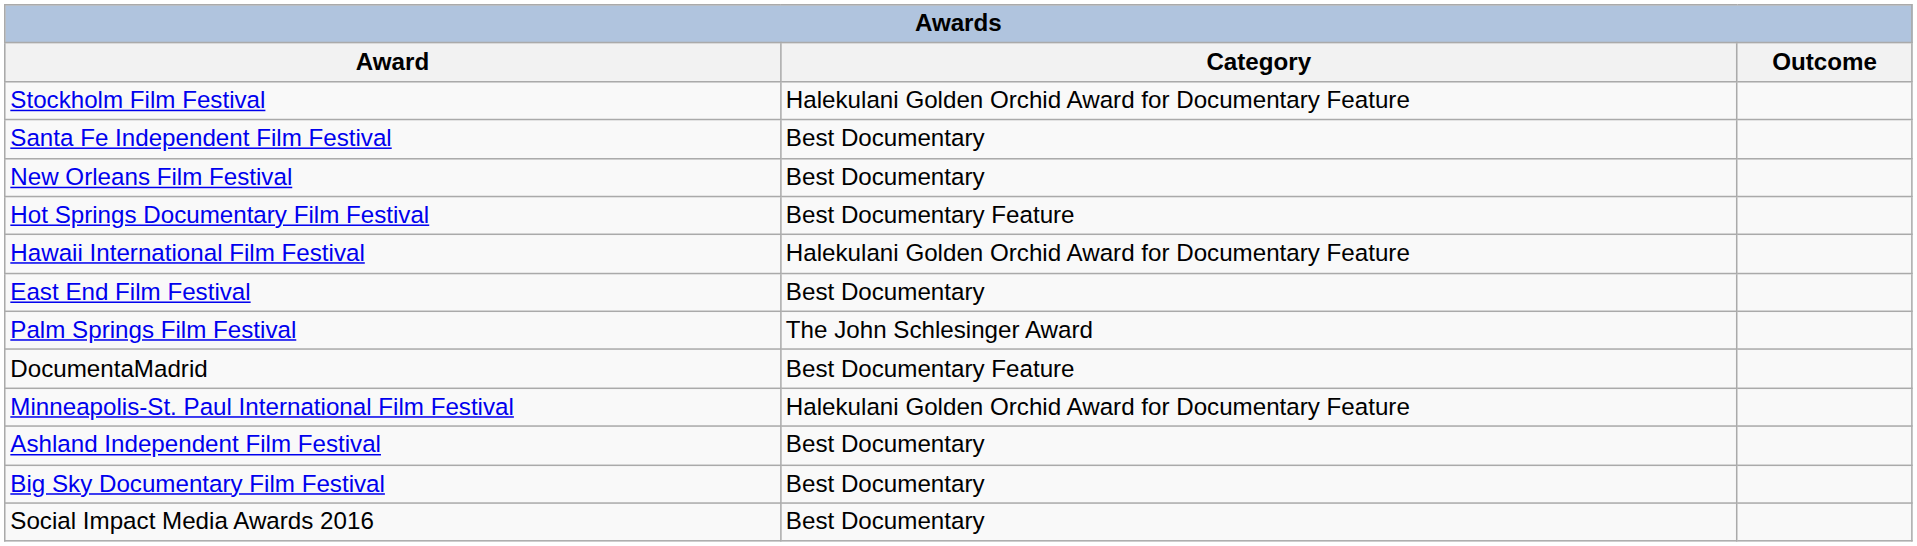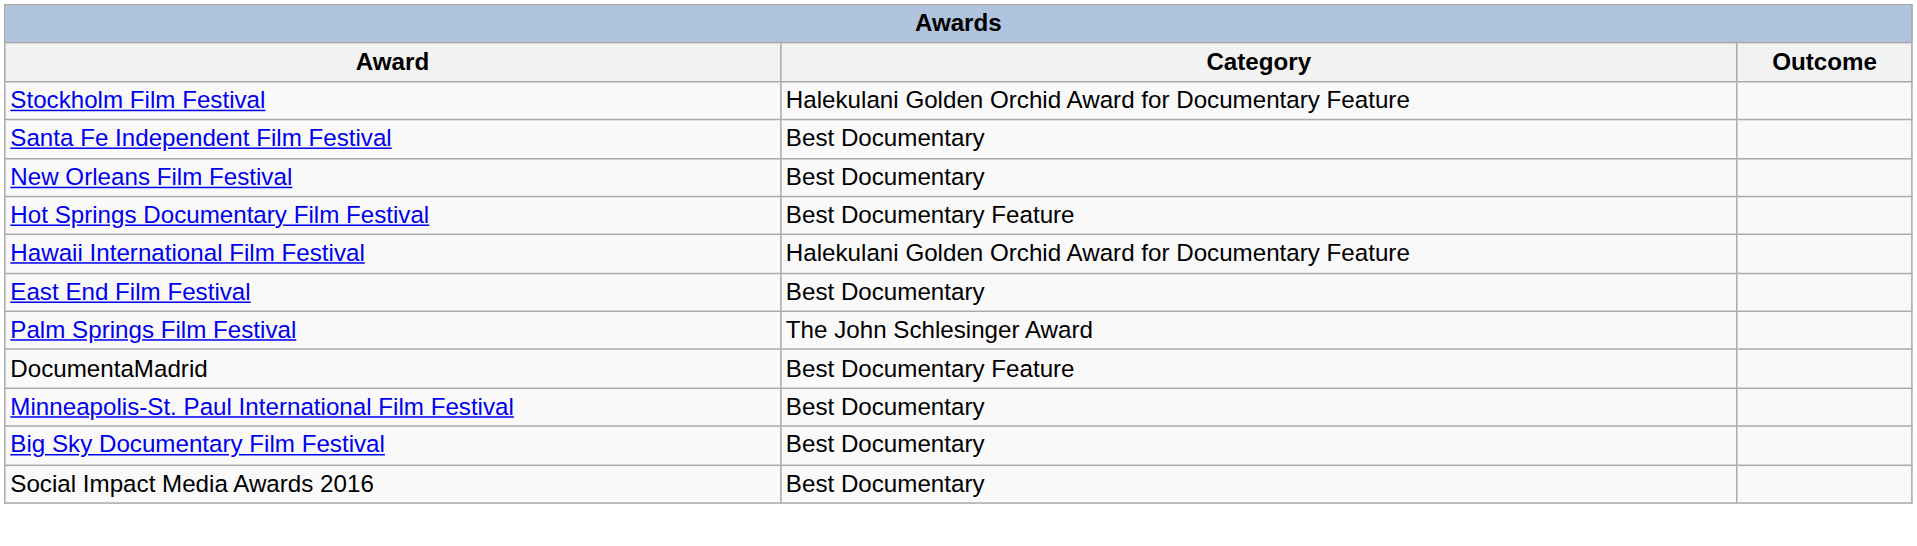(1098, 406) Halekulani Golden Orchid Award for Documentary Feature -> (885, 406) Best Documentary
- row: (196, 445)
